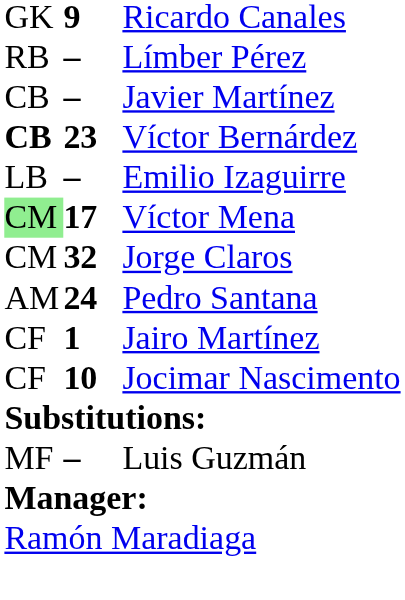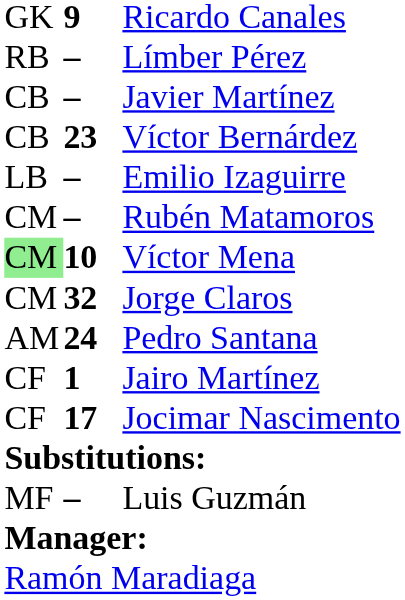(28, 136) bold -> (27, 136) normal
+ row: (248, 216)
(80, 216) 17 -> (80, 257) 10
(80, 377) 10 -> (80, 417) 17
